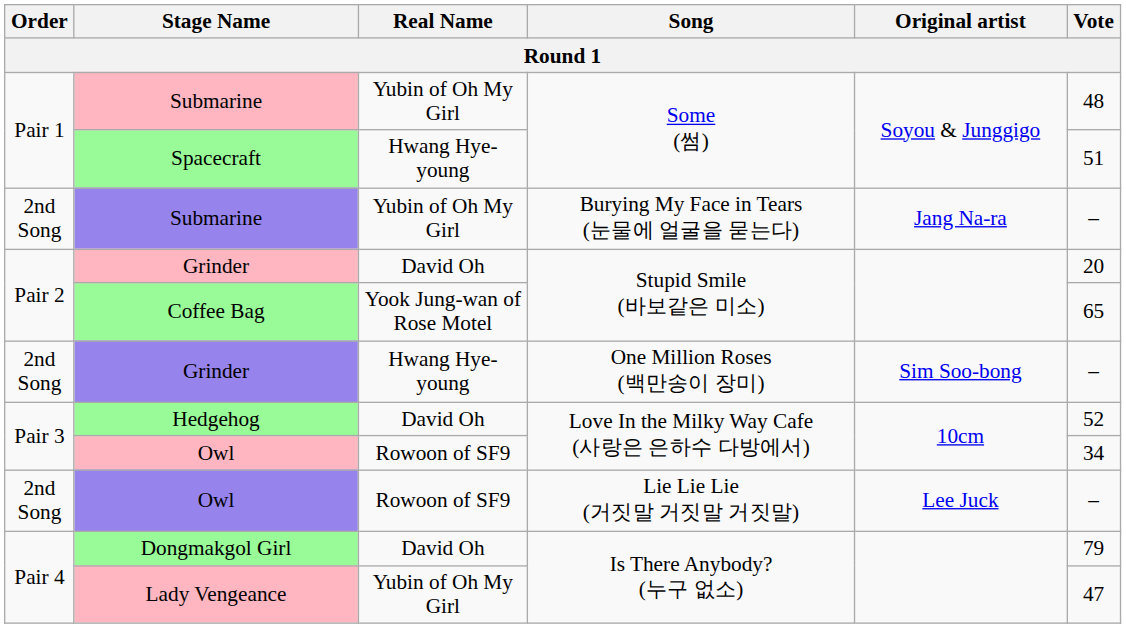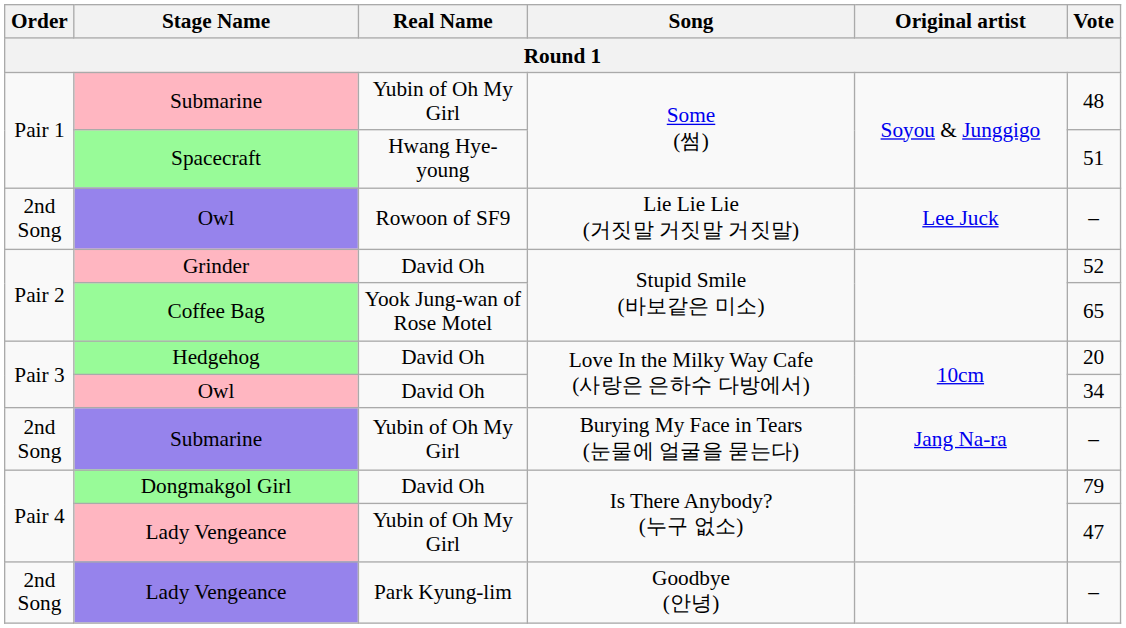rows swapped: (216, 218) <-> (216, 500)
(1094, 265) 20 -> (1094, 265) 52
- row: (216, 371)
(1094, 419) 52 -> (1094, 357) 20
(443, 452) Rowoon of SF9 -> (443, 391) David Oh
+ row: (216, 591)
